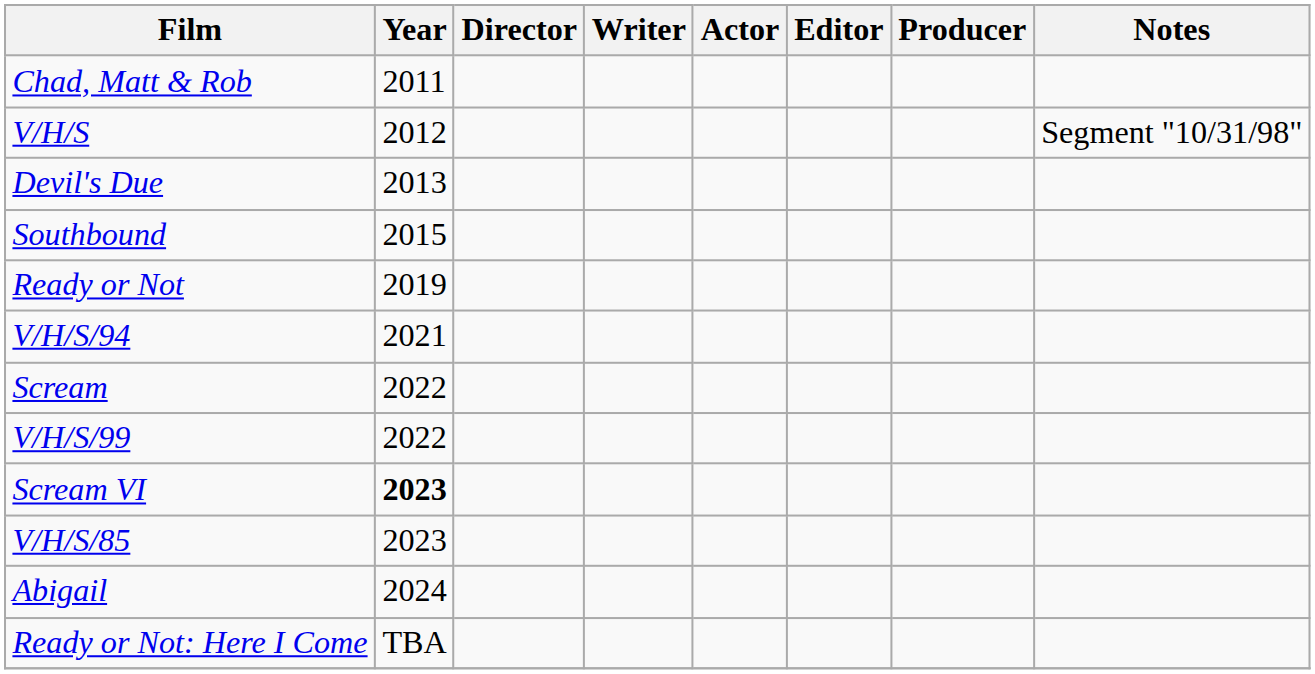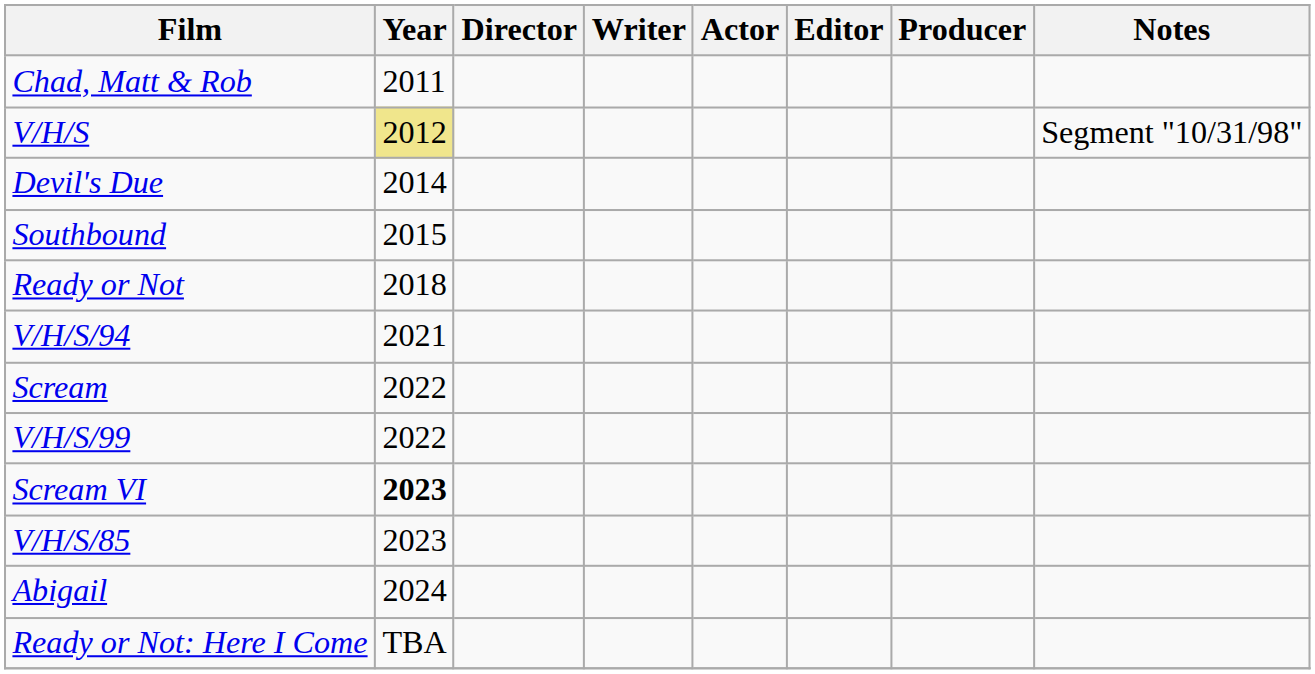(415, 132) no background -> (415, 132) khaki background
(415, 183) 2013 -> (415, 183) 2014
(415, 285) 2019 -> (415, 285) 2018
